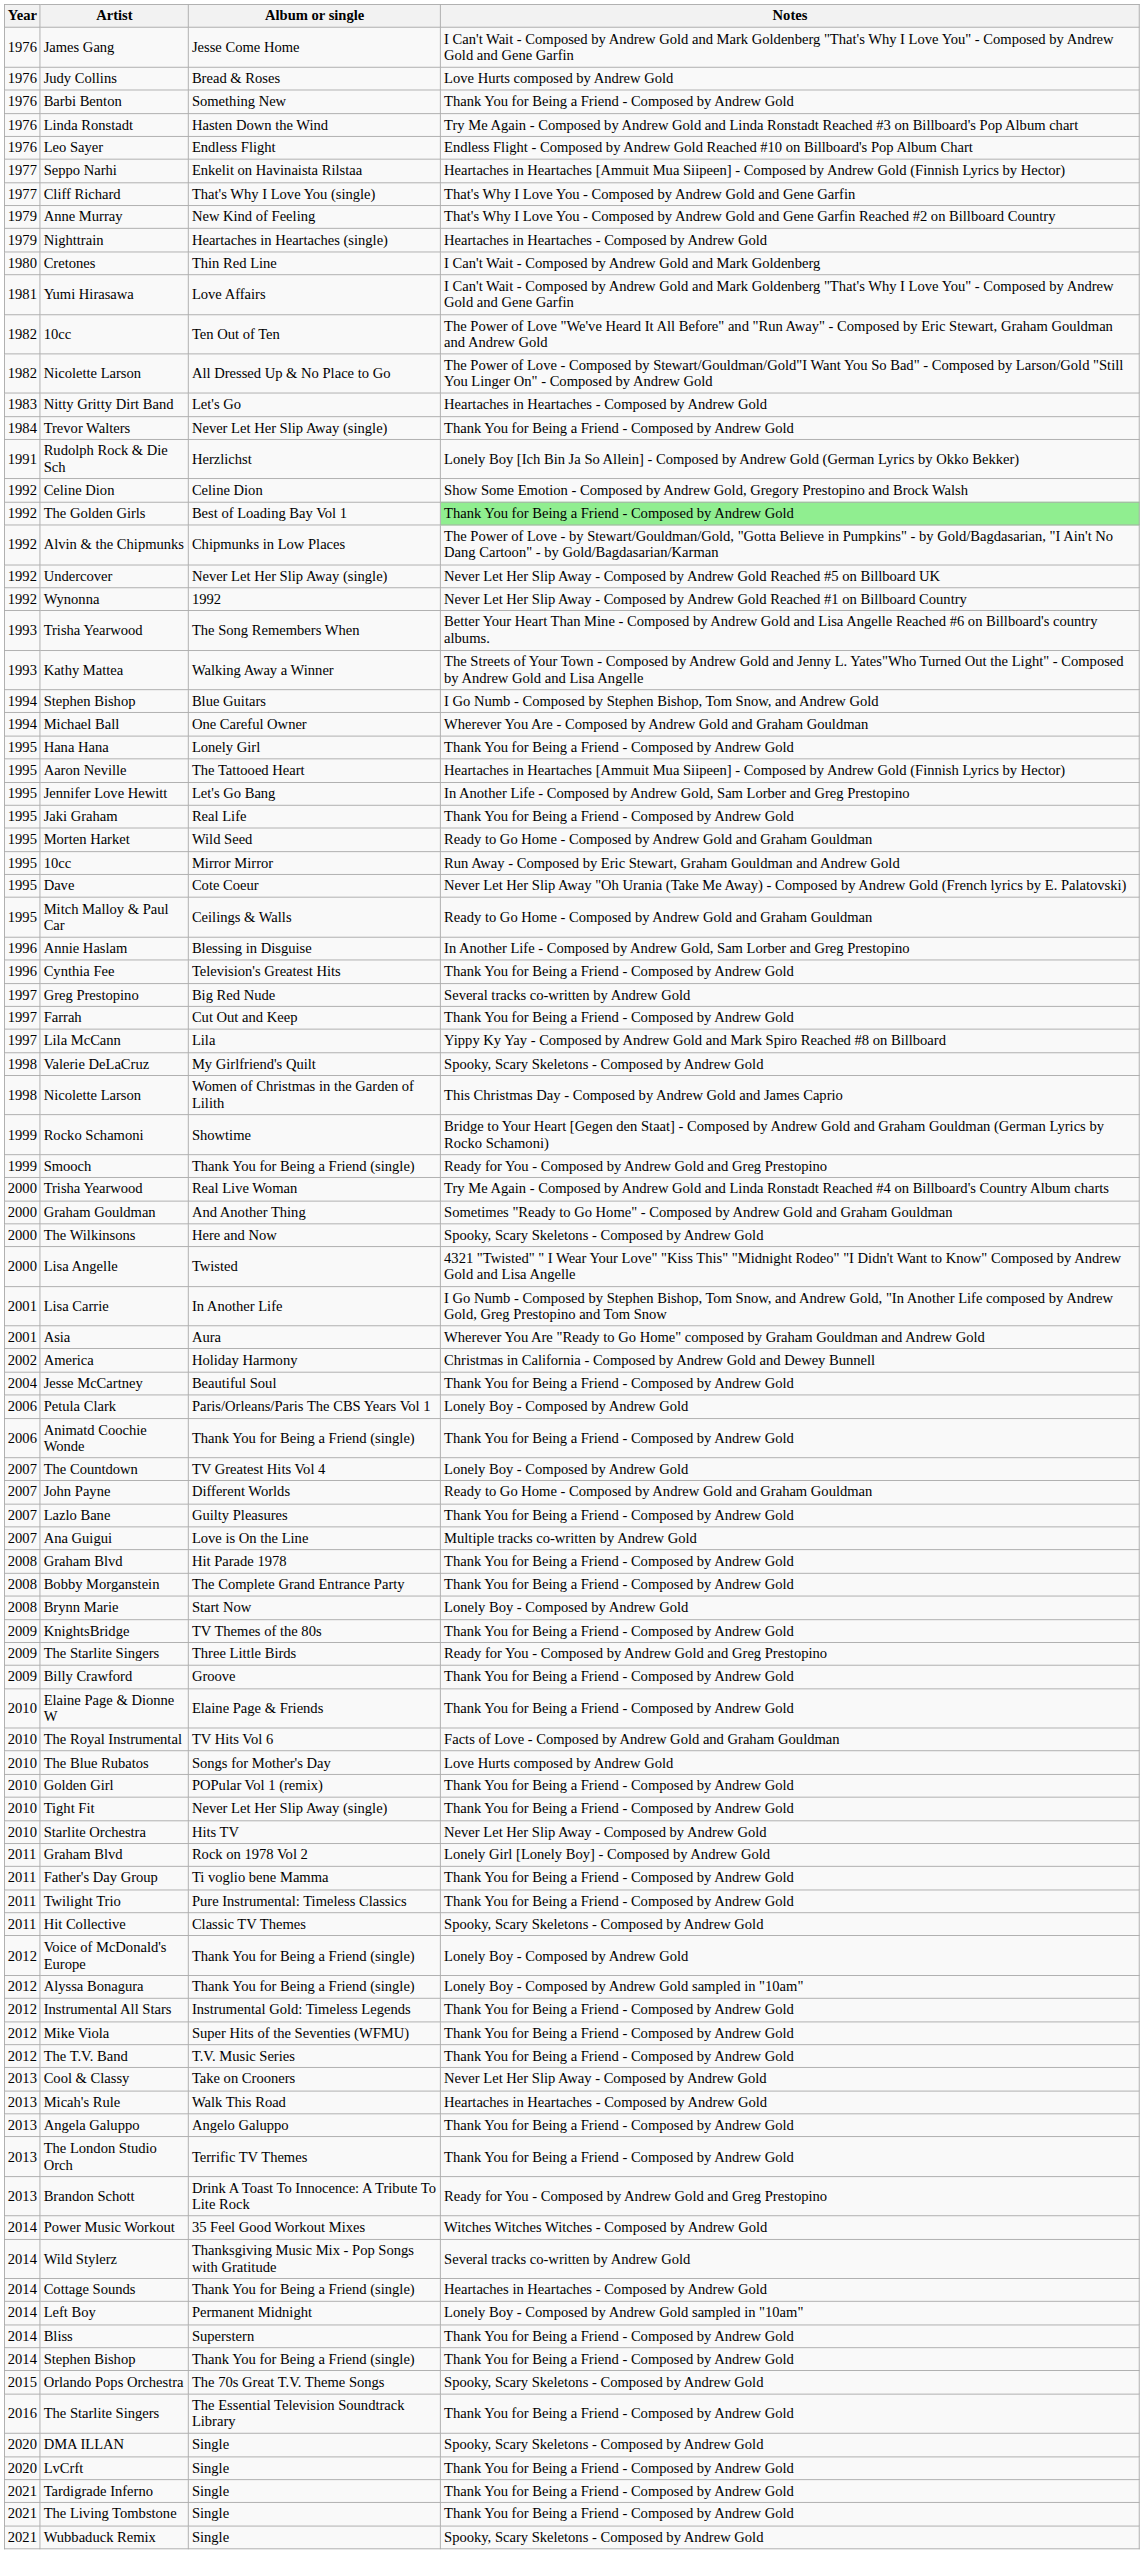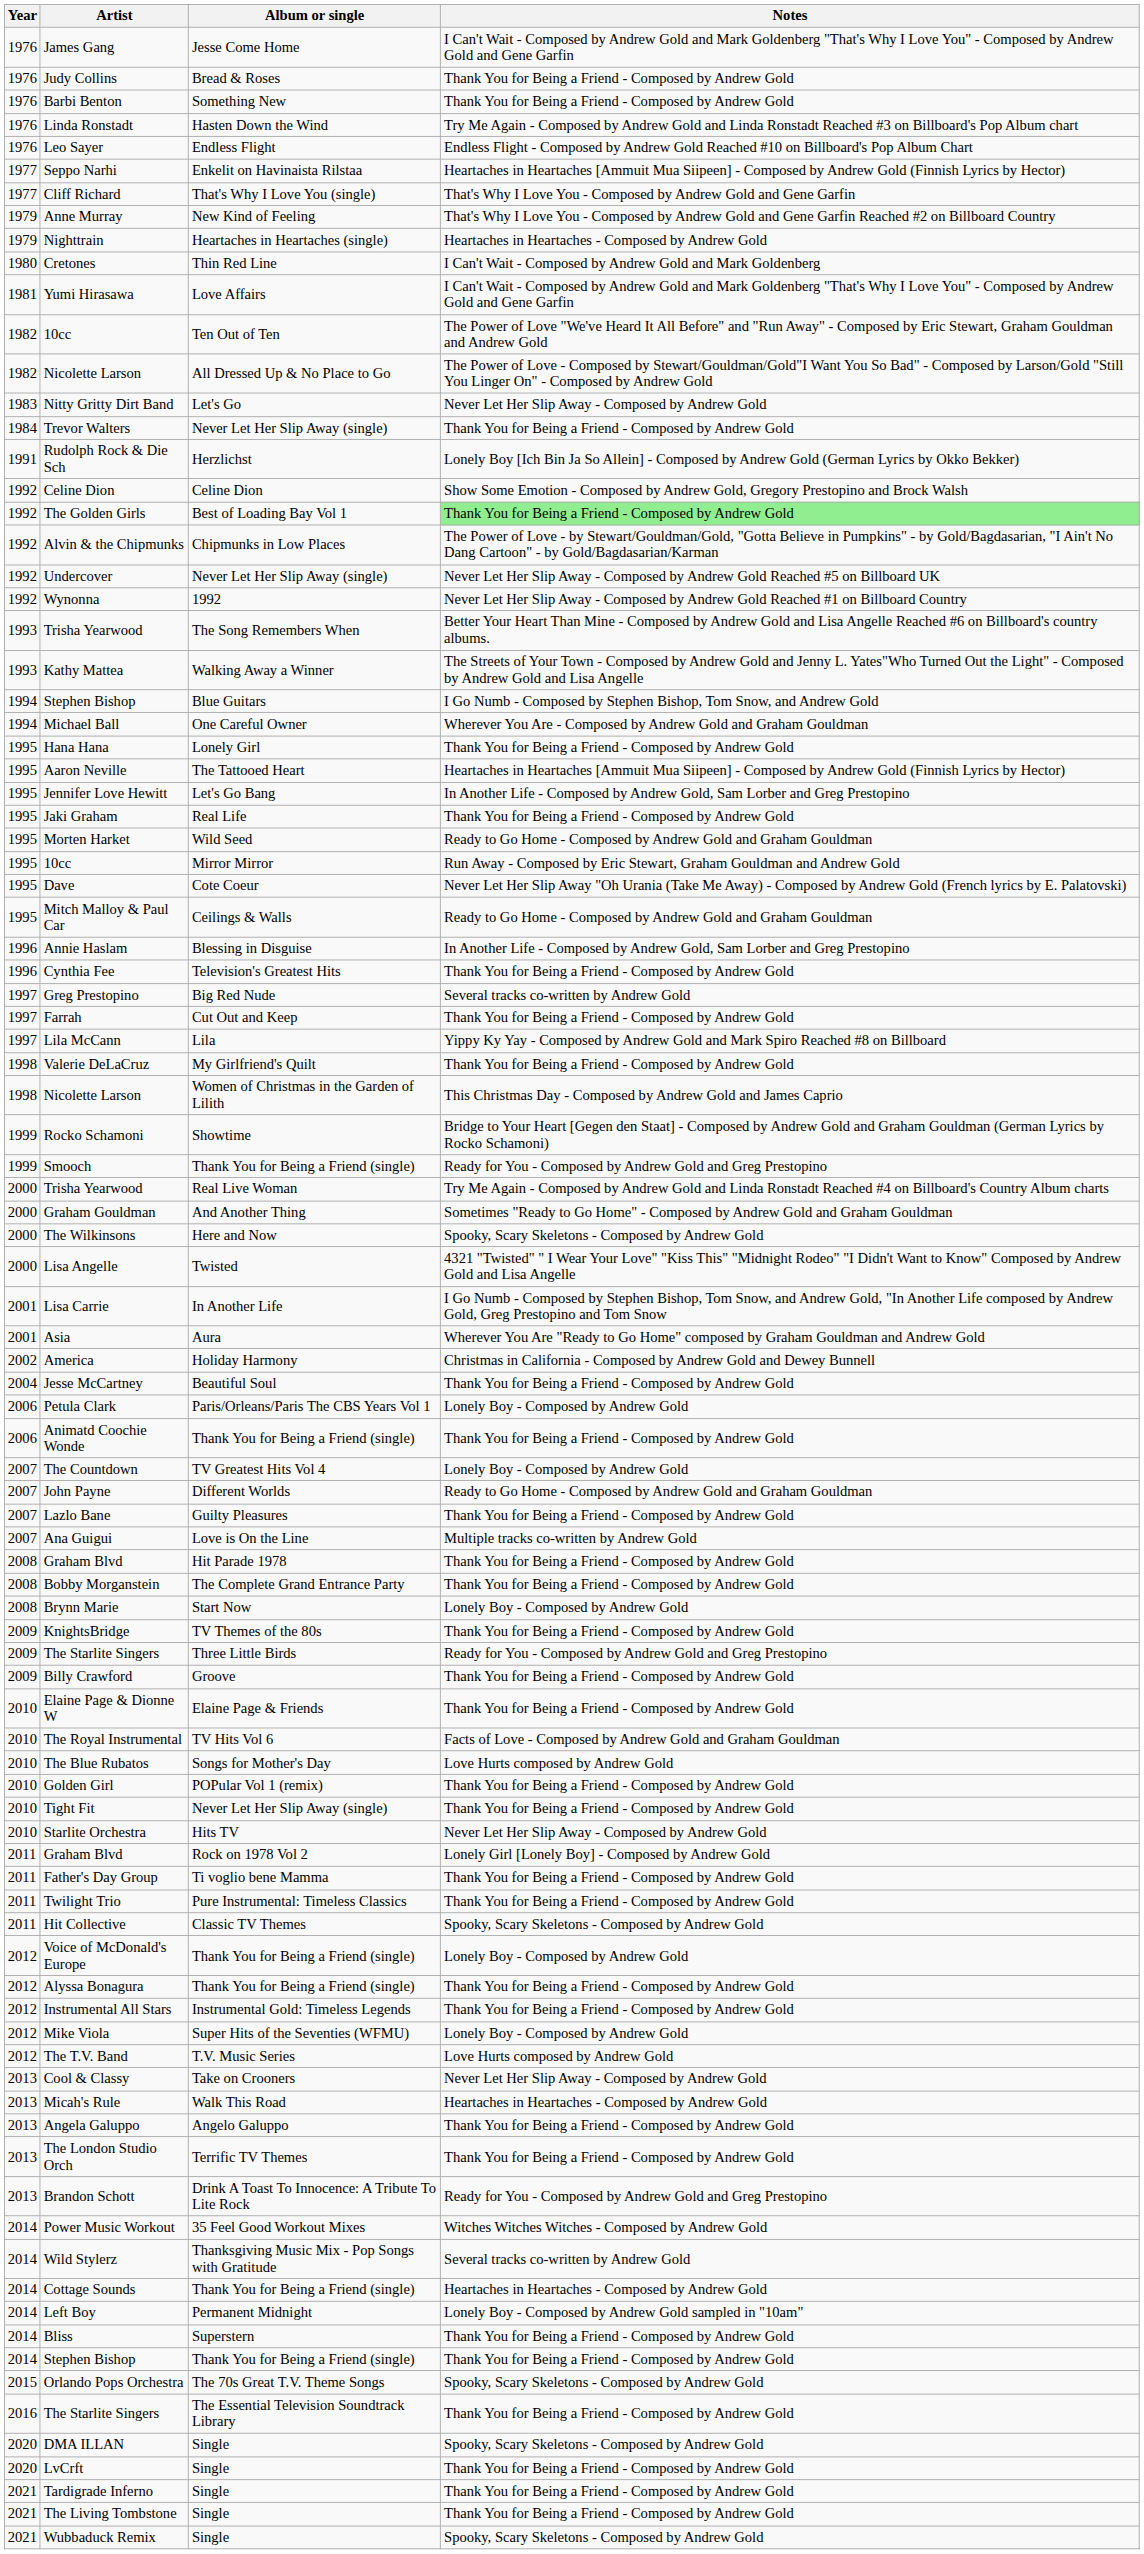(559, 78) Love Hurts composed by Andrew Gold -> (619, 78) Thank You for Being a Friend - Composed by Andrew Gold
(606, 404) Heartaches in Heartaches - Composed by Andrew Gold -> (605, 404) Never Let Her Slip Away - Composed by Andrew Gold
(604, 1064) Spooky, Scary Skeletons - Composed by Andrew Gold -> (619, 1064) Thank You for Being a Friend - Composed by Andrew Gold
(624, 1986) Lonely Boy - Composed by Andrew Gold sampled in "10am" -> (619, 1986) Thank You for Being a Friend - Composed by Andrew Gold
(619, 2033) Thank You for Being a Friend - Composed by Andrew Gold -> (566, 2033) Lonely Boy - Composed by Andrew Gold
(619, 2056) Thank You for Being a Friend - Composed by Andrew Gold -> (559, 2056) Love Hurts composed by Andrew Gold
